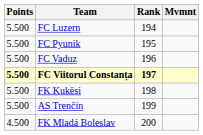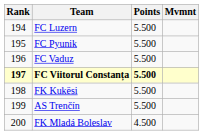columns swapped: (149, 12) <-> (20, 12)
